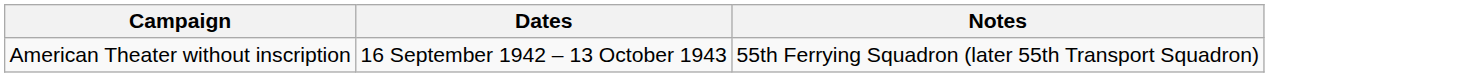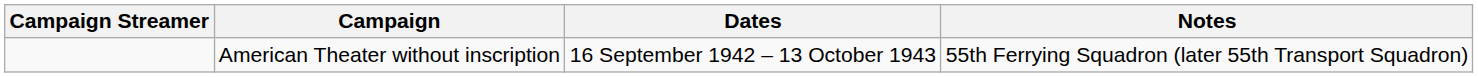+ column: (109, 21)
